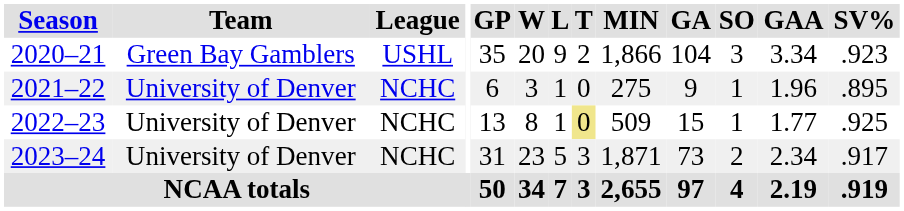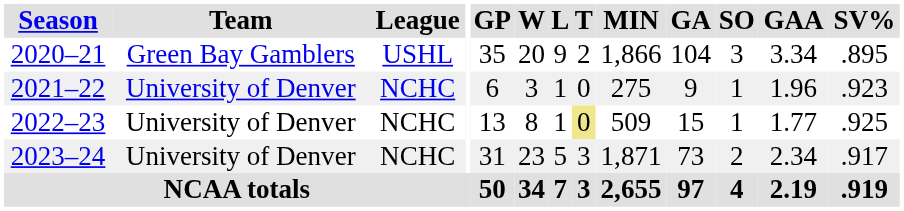(864, 54) .923 -> (864, 54) .895
(864, 88) .895 -> (864, 88) .923
